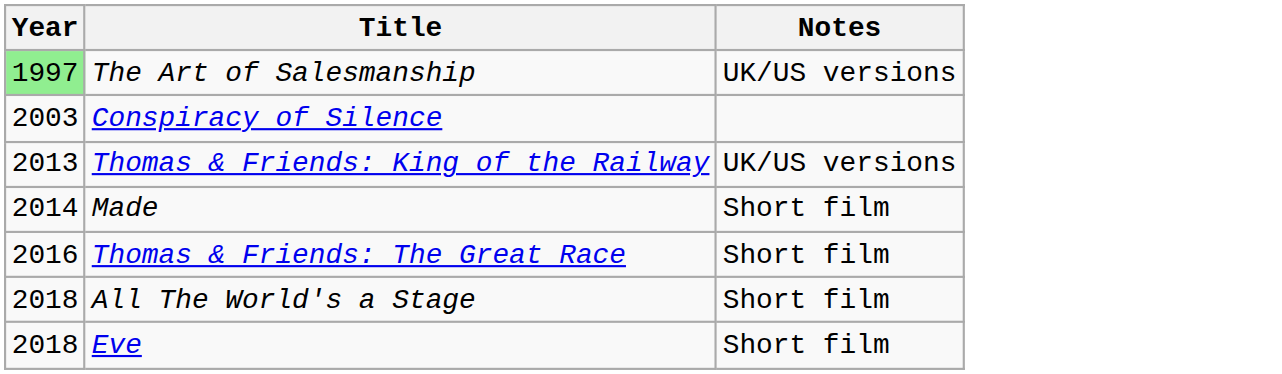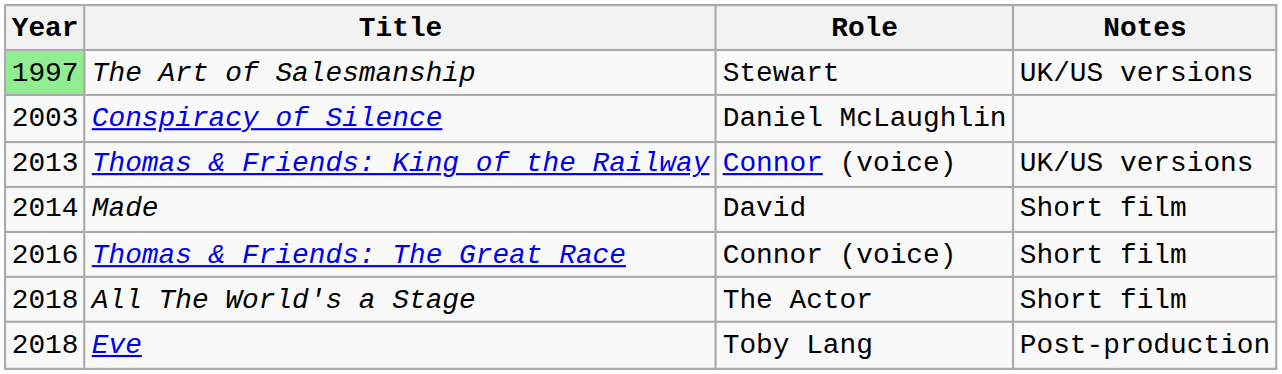+ column: (865, 28)
(806, 345) Short film -> (1145, 345) Post-production
